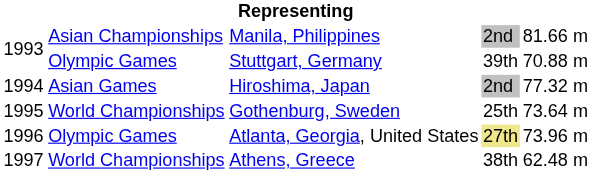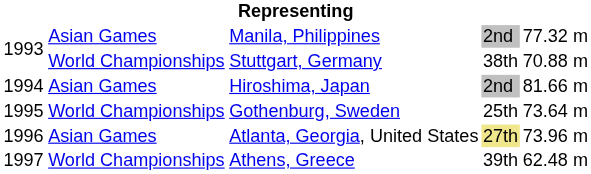(136, 36) Asian Championships -> (102, 36) Asian Games
(555, 36) 81.66 m -> (555, 36) 77.32 m
(112, 61) Olympic Games -> (136, 61) World Championships
(501, 61) 39th -> (501, 61) 38th
(555, 86) 77.32 m -> (555, 86) 81.66 m
(112, 135) Olympic Games -> (102, 135) Asian Games
(501, 160) 38th -> (501, 160) 39th
